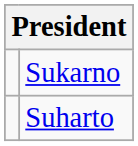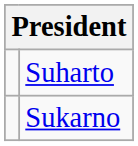rows swapped: (73, 72) <-> (70, 117)
